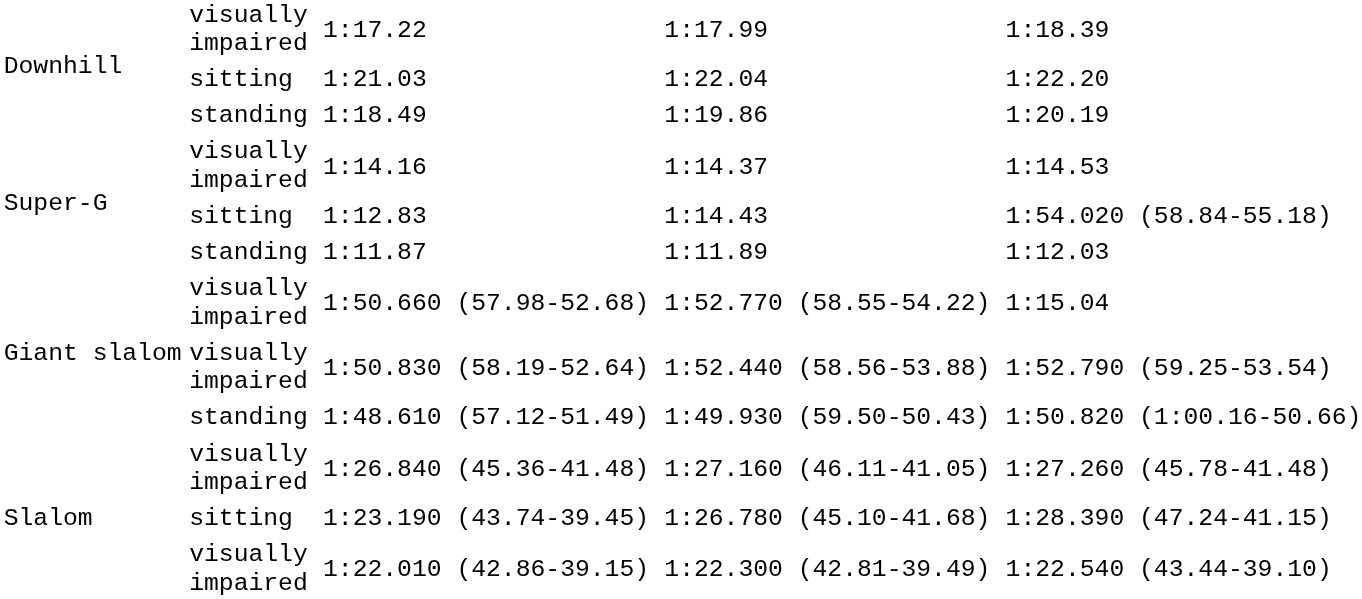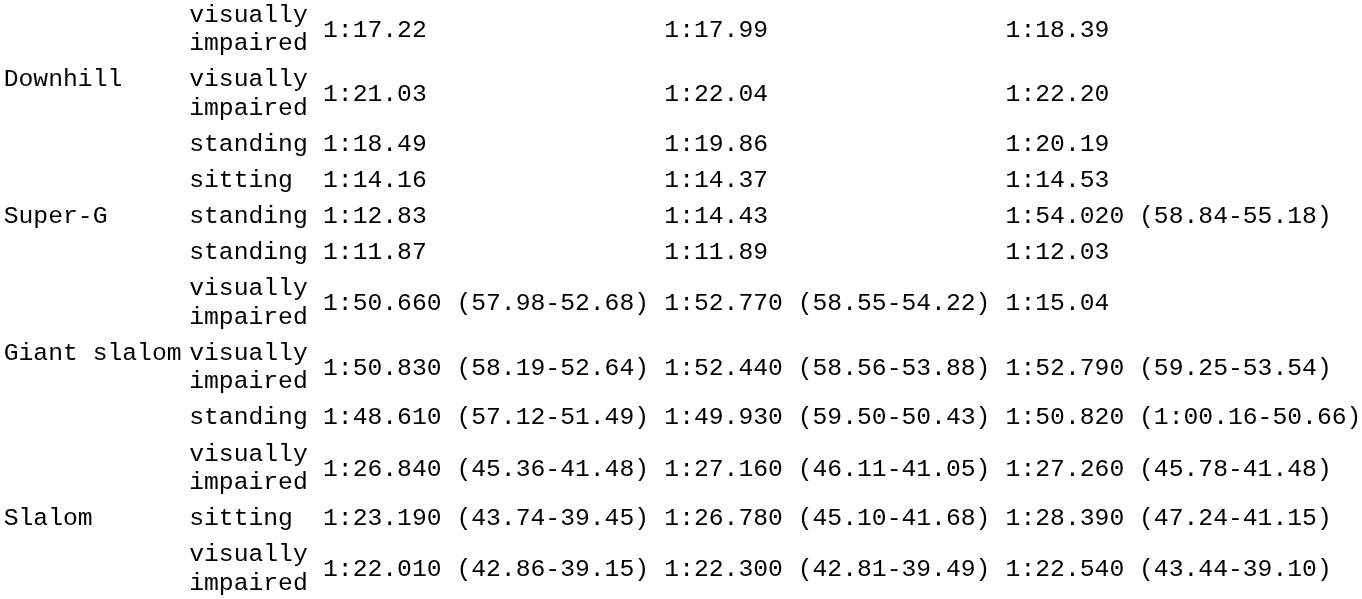(241, 80) sitting -> (248, 94) visually impaired
(248, 166) visually impaired -> (241, 180) sitting
(241, 216) sitting -> (248, 216) standing
